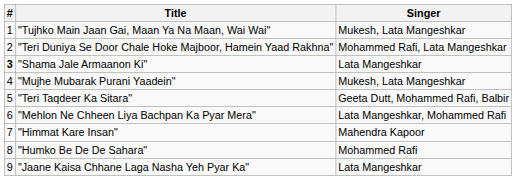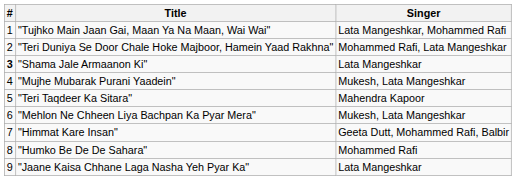(402, 30) Mukesh, Lata Mangeshkar -> (422, 30) Lata Mangeshkar, Mohammed Rafi
(424, 99) Geeta Dutt, Mohammed Rafi, Balbir -> (381, 99) Mahendra Kapoor
(422, 116) Lata Mangeshkar, Mohammed Rafi -> (402, 116) Mukesh, Lata Mangeshkar
(381, 133) Mahendra Kapoor -> (424, 133) Geeta Dutt, Mohammed Rafi, Balbir
